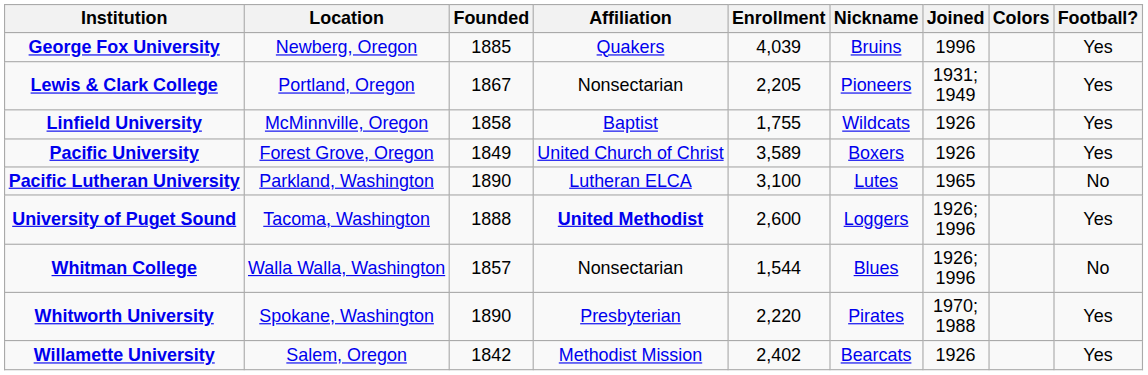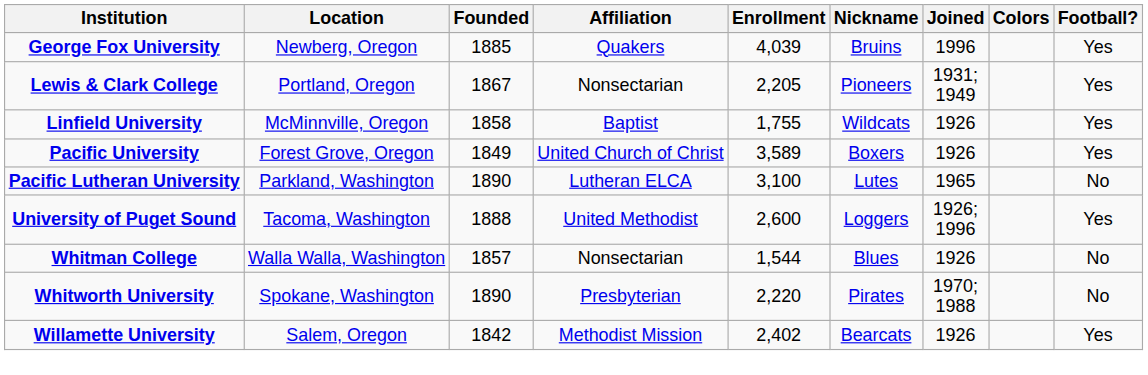(630, 219) bold -> (630, 219) normal
(956, 268) 1926; 1996 -> (956, 257) 1926
(1098, 316) Yes -> (1098, 296) No
